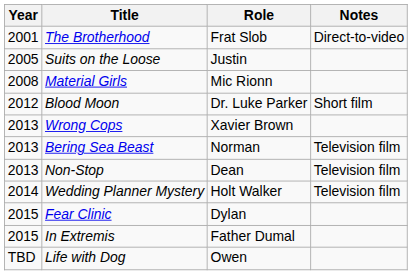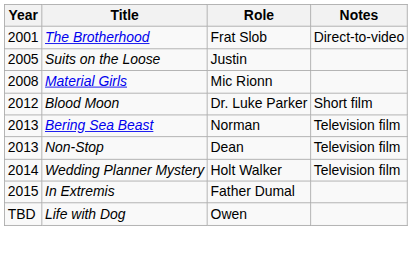- row: (84, 125)
- row: (78, 214)
